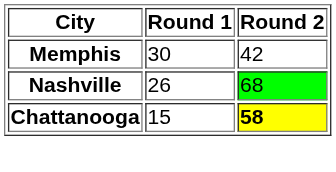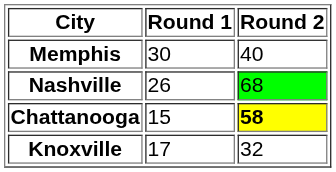(252, 54) 42 -> (252, 54) 40
+ row: (75, 149)
